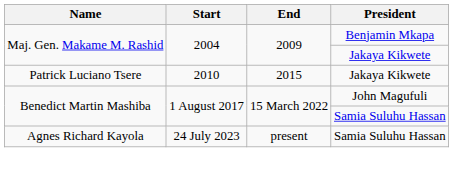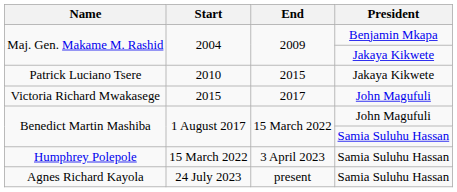+ row: (85, 95)
+ row: (85, 156)
